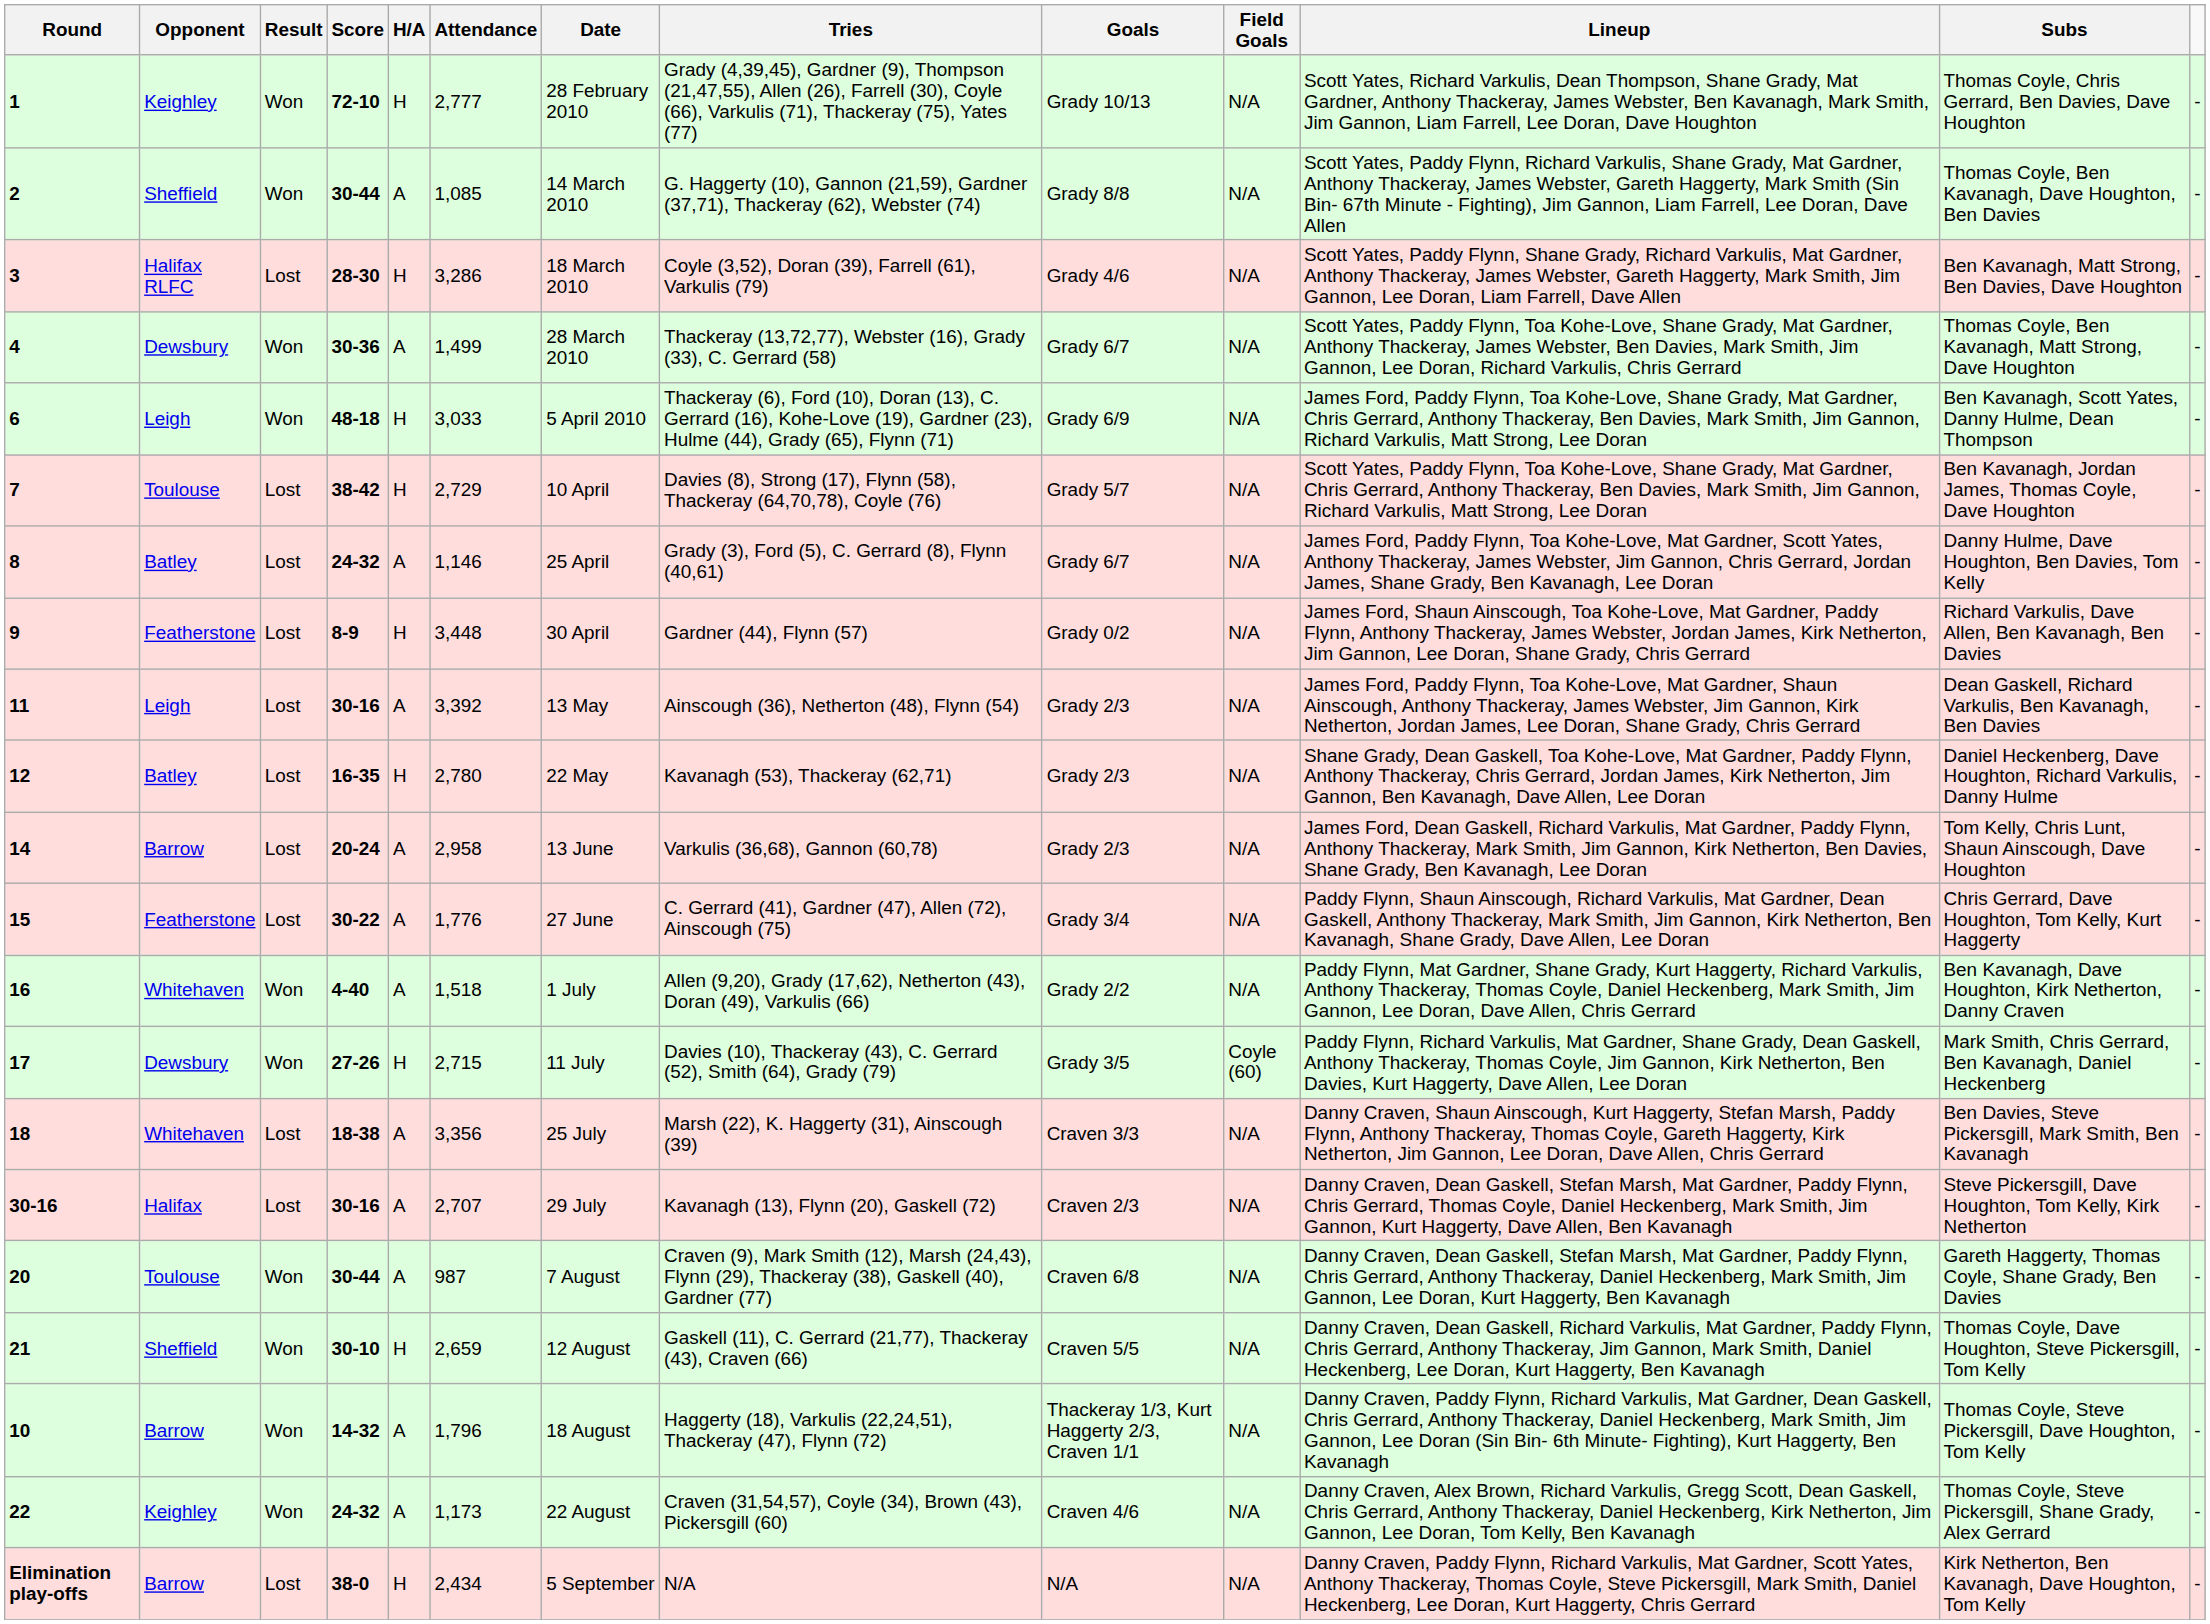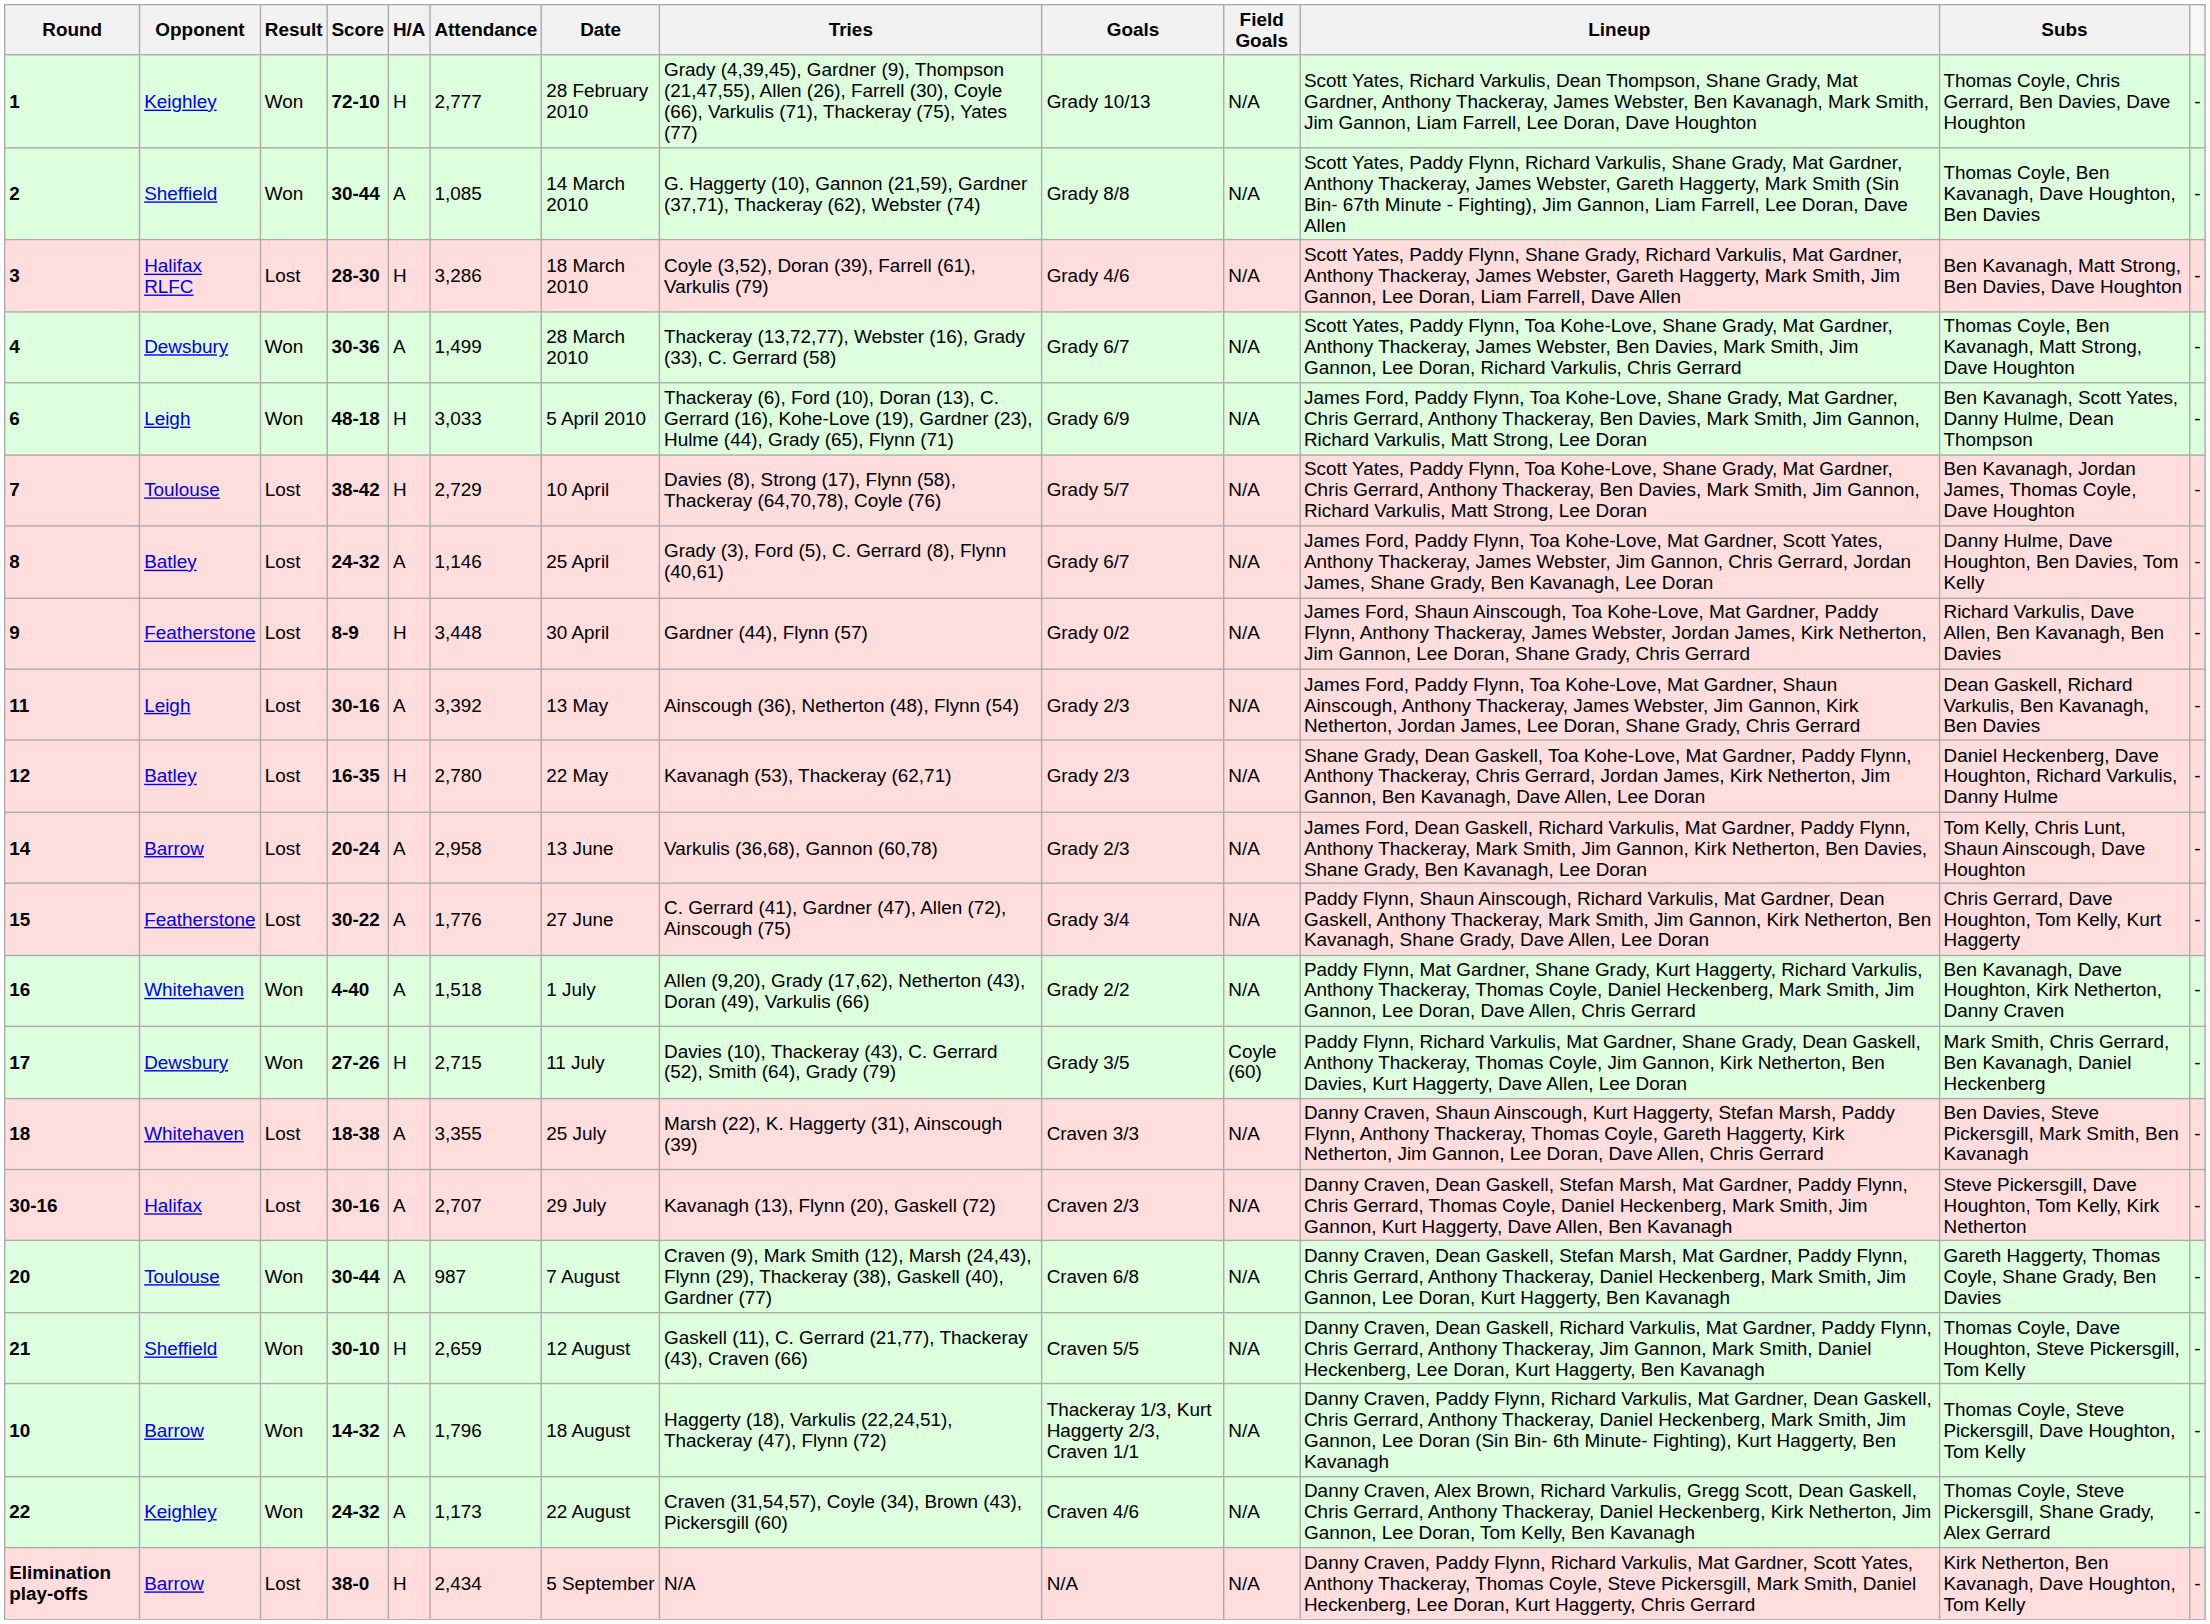(458, 1133) 3,356 -> (458, 1133) 3,355
